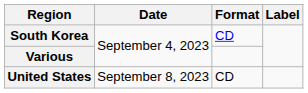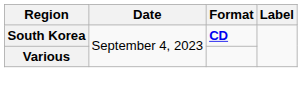(224, 35) normal -> (219, 35) bold
- row: (49, 77)
